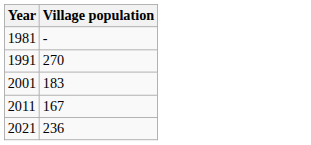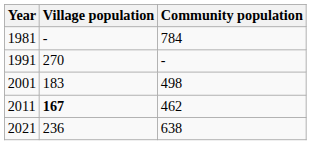+ column: (232, 15)
(53, 106) normal -> (53, 106) bold
